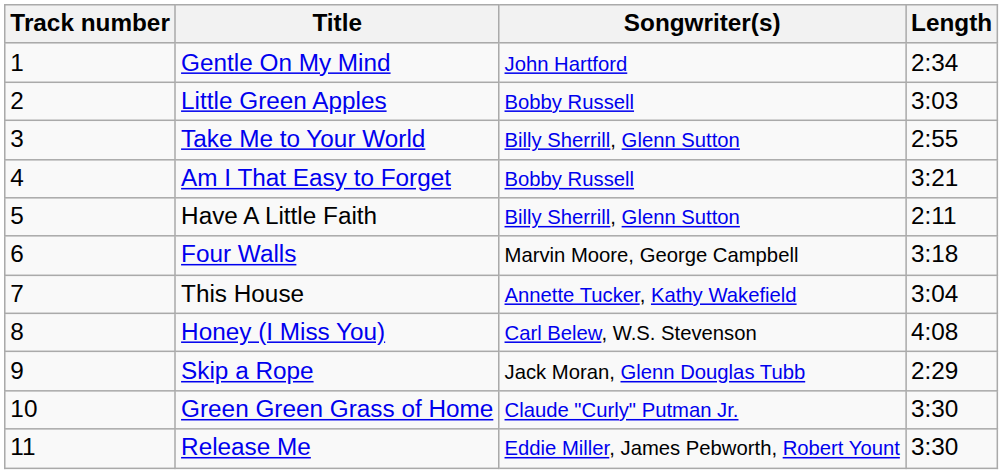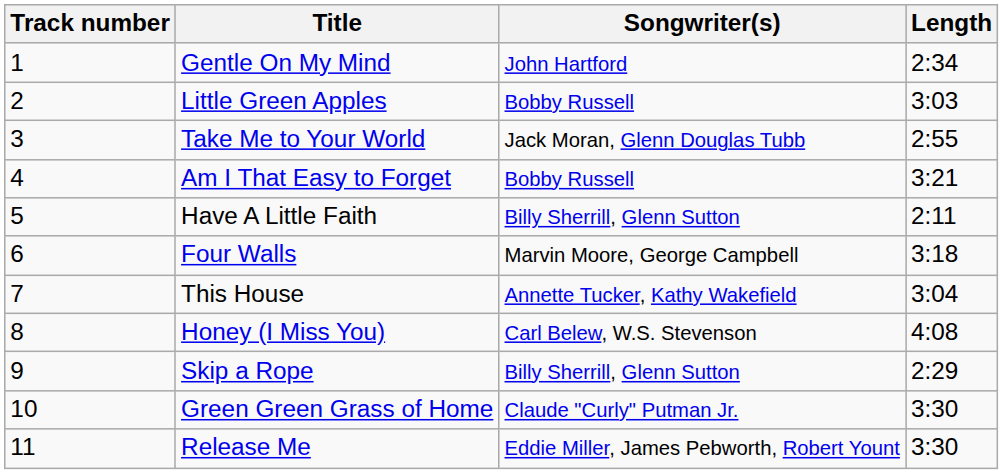(622, 141) Billy Sherrill, Glenn Sutton -> (655, 141) Jack Moran, Glenn Douglas Tubb
(655, 372) Jack Moran, Glenn Douglas Tubb -> (622, 372) Billy Sherrill, Glenn Sutton
